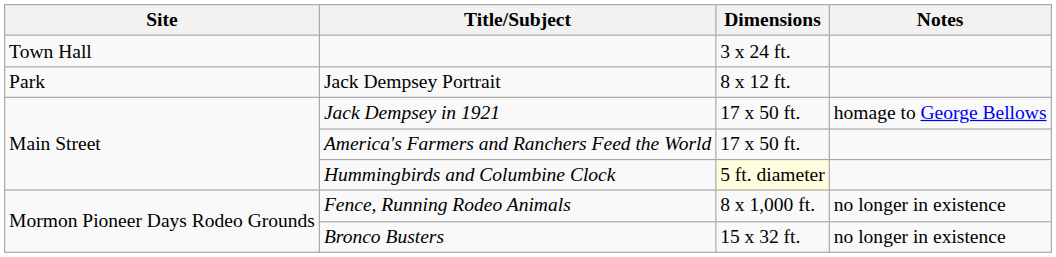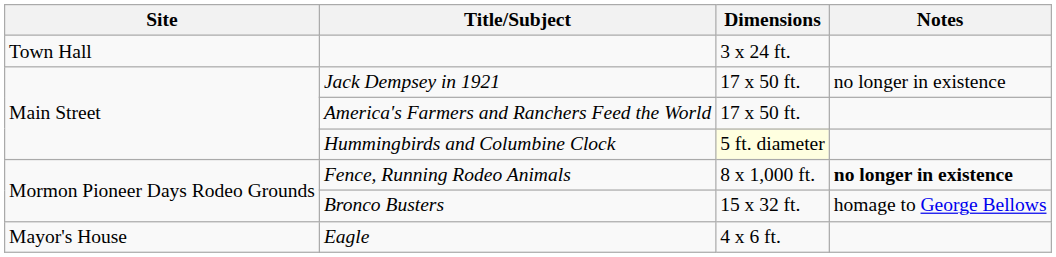- row: (412, 81)
(940, 112) homage to George Bellows -> (920, 81) no longer in existence
(920, 205) normal -> (923, 174) bold
(920, 236) no longer in existence -> (940, 205) homage to George Bellows
+ row: (347, 236)
